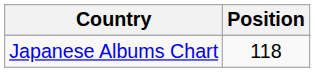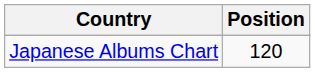(266, 51) 118 -> (266, 51) 120
